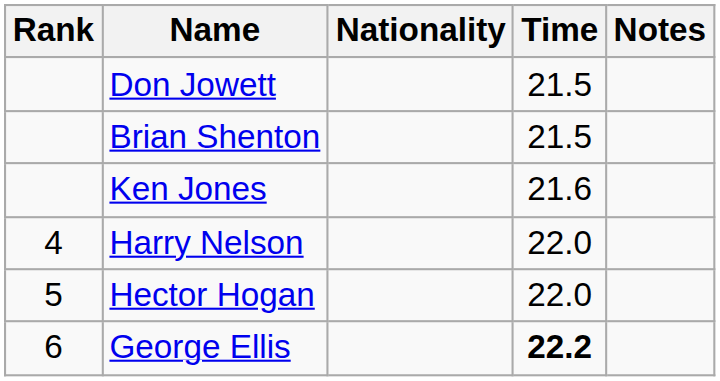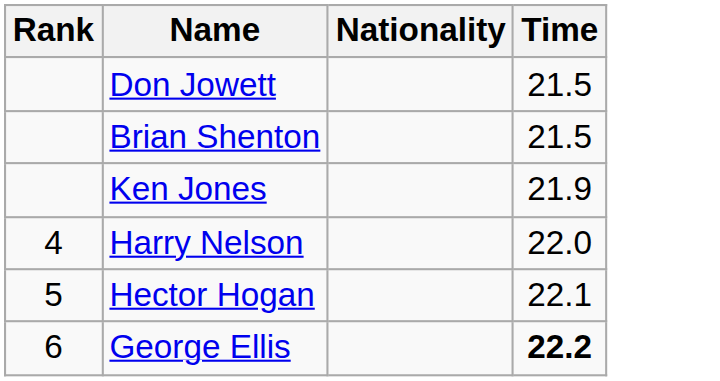- column: (660, 30)
(560, 189) 21.6 -> (560, 189) 21.9
(560, 294) 22.0 -> (560, 294) 22.1
